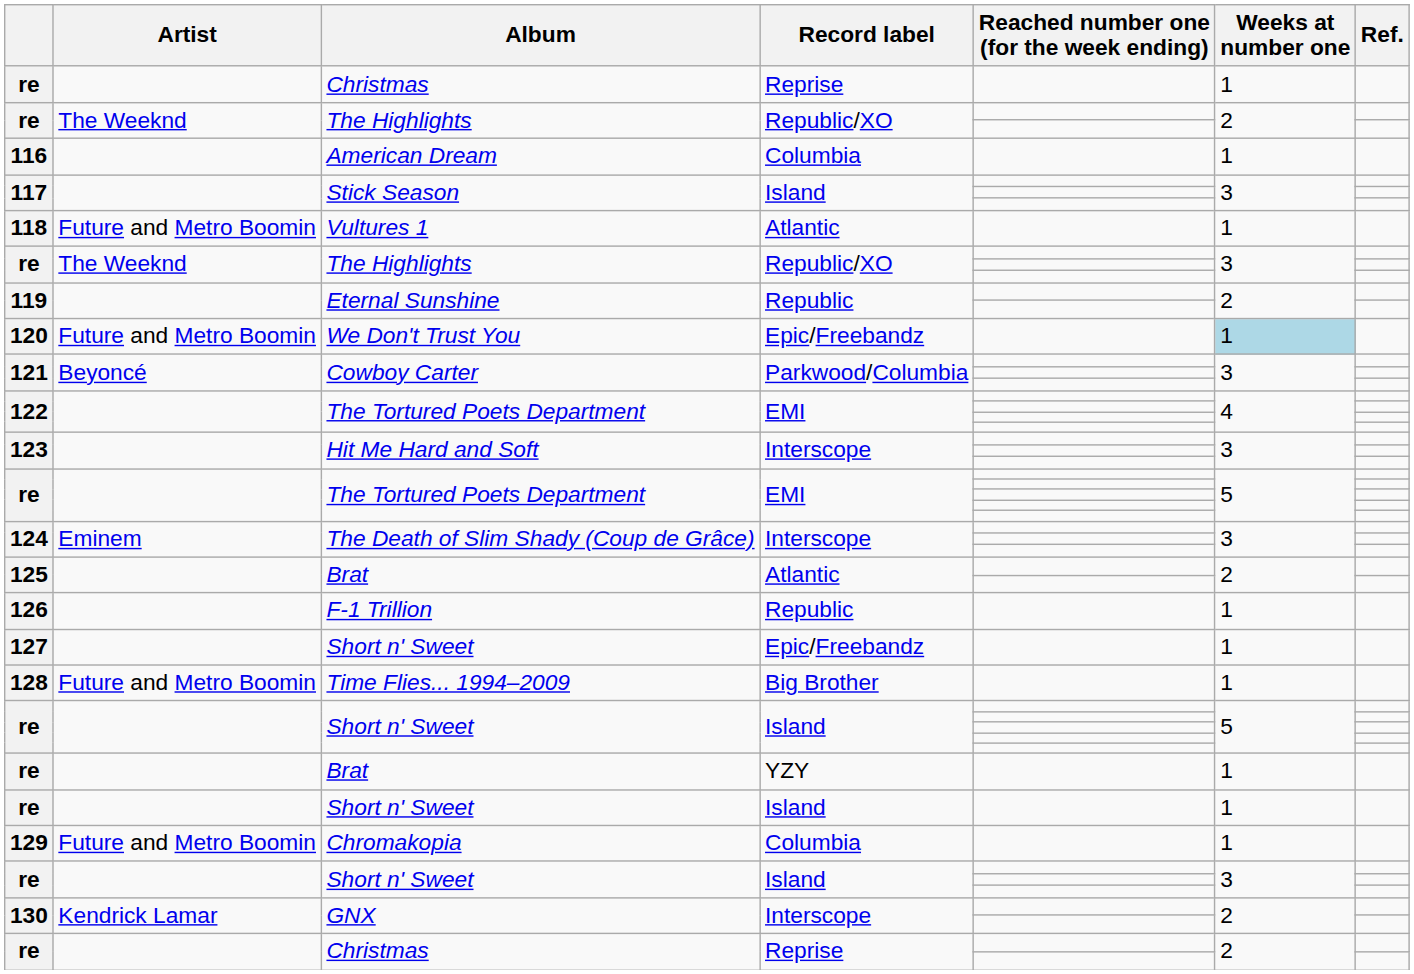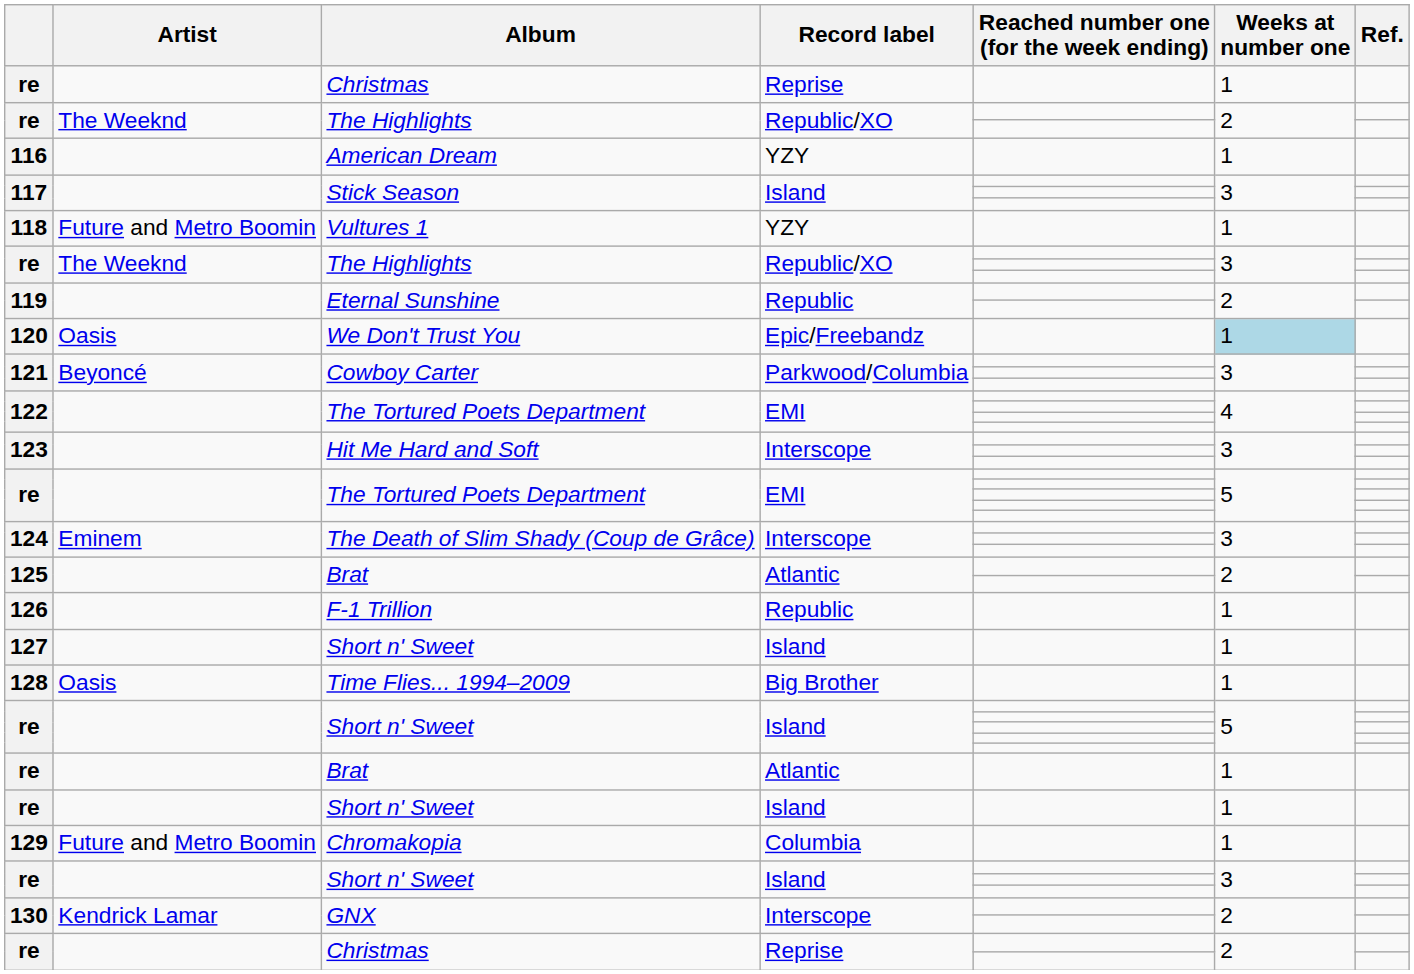(813, 156) Columbia -> (787, 156) YZY
(802, 228) Atlantic -> (787, 228) YZY
(187, 336) Future and Metro Boomin -> (87, 336) Oasis
(845, 646) Epic/Freebandz -> (795, 646) Island
(187, 682) Future and Metro Boomin -> (87, 682) Oasis
(787, 771) YZY -> (802, 771) Atlantic
